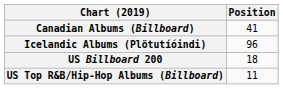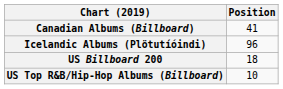(252, 76) 11 -> (252, 76) 10
